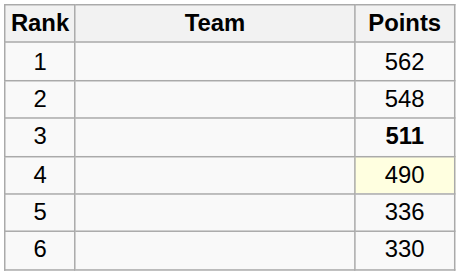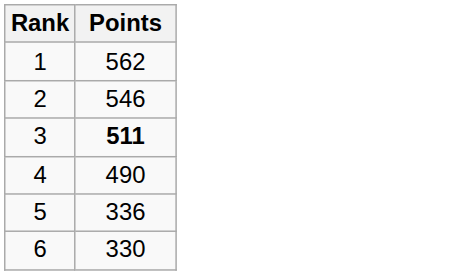- column: (215, 23)
(405, 99) 548 -> (126, 99) 546
(405, 174) lightyellow background -> (126, 174) no background
